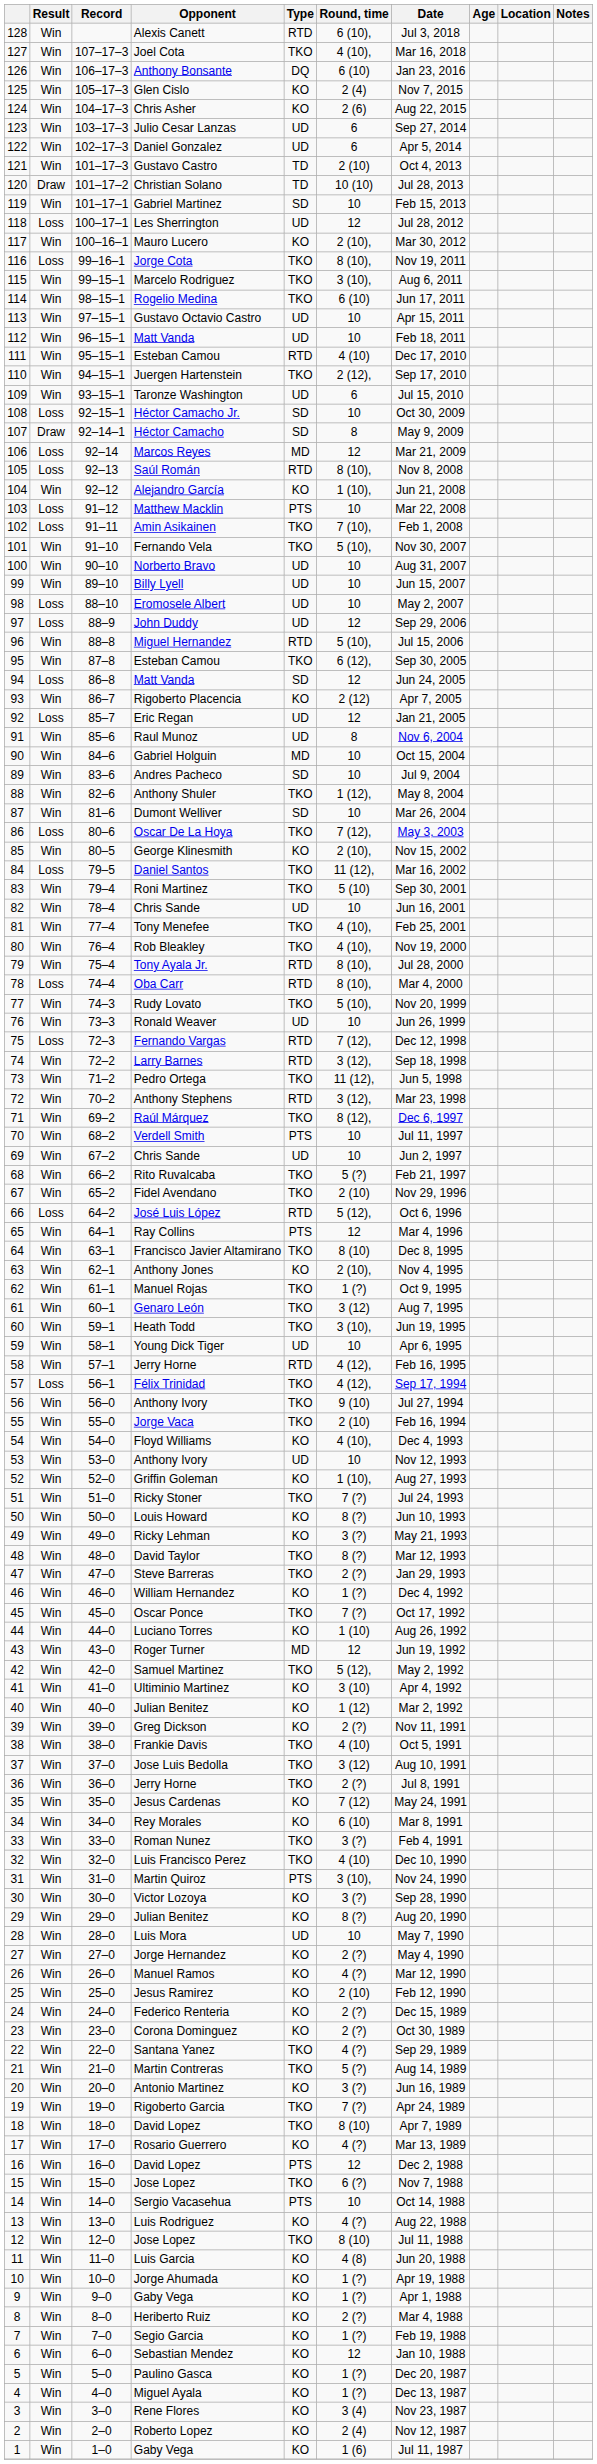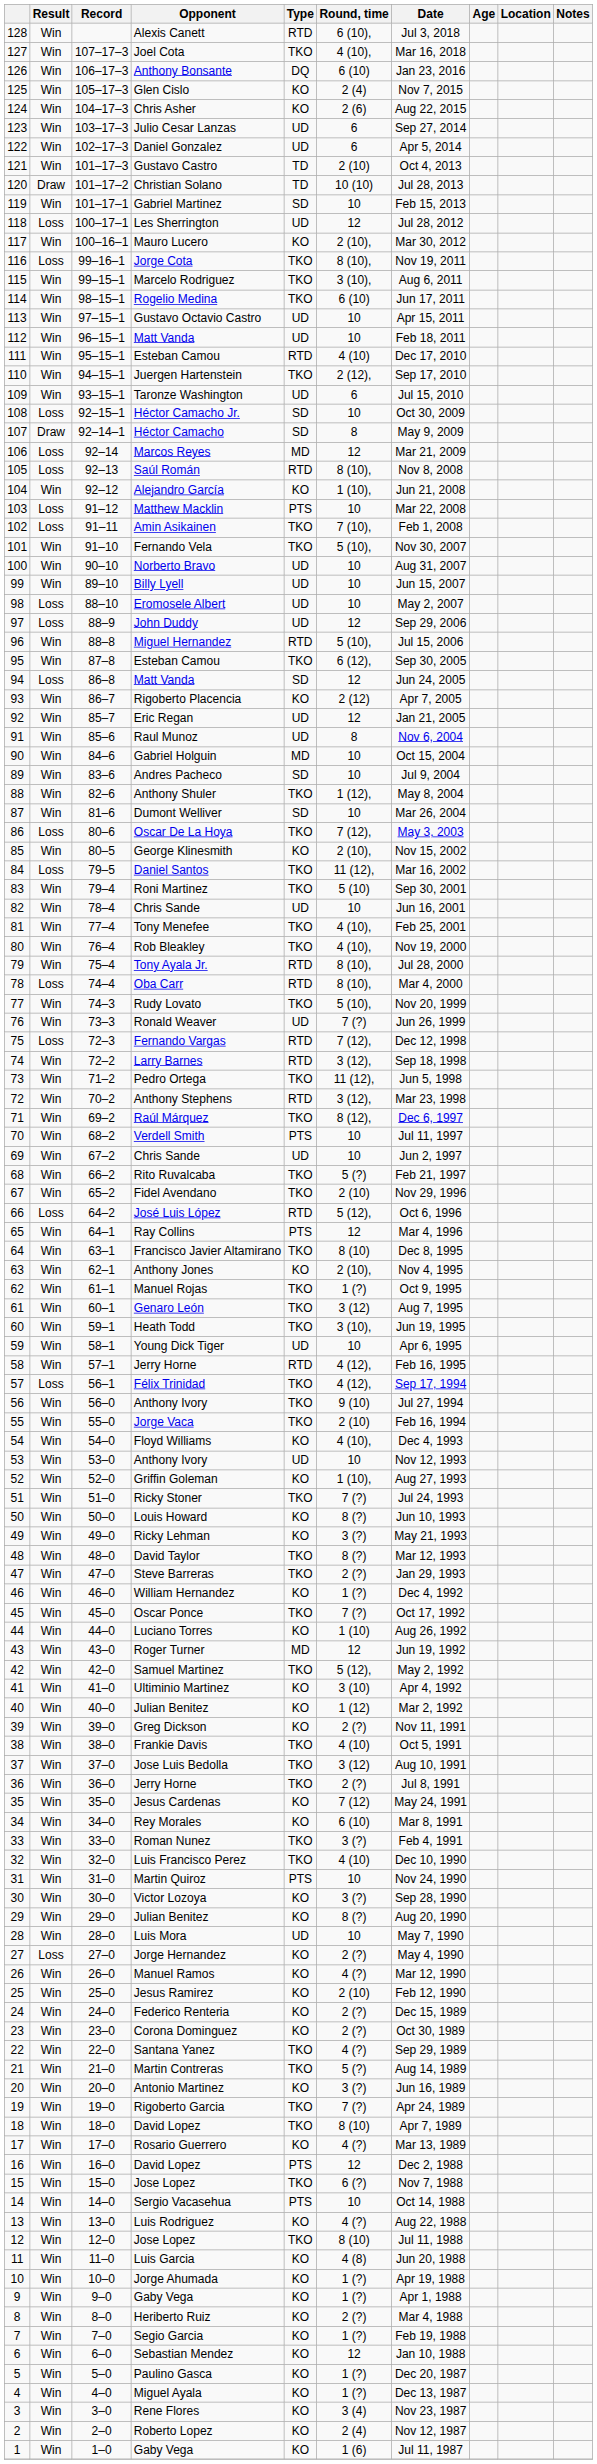(51, 718) Loss -> (51, 718) Win
(354, 1022) 10 -> (354, 1022) 7 (?)
(354, 1879) 3 (10), -> (354, 1879) 10
(51, 1955) Win -> (51, 1955) Loss
